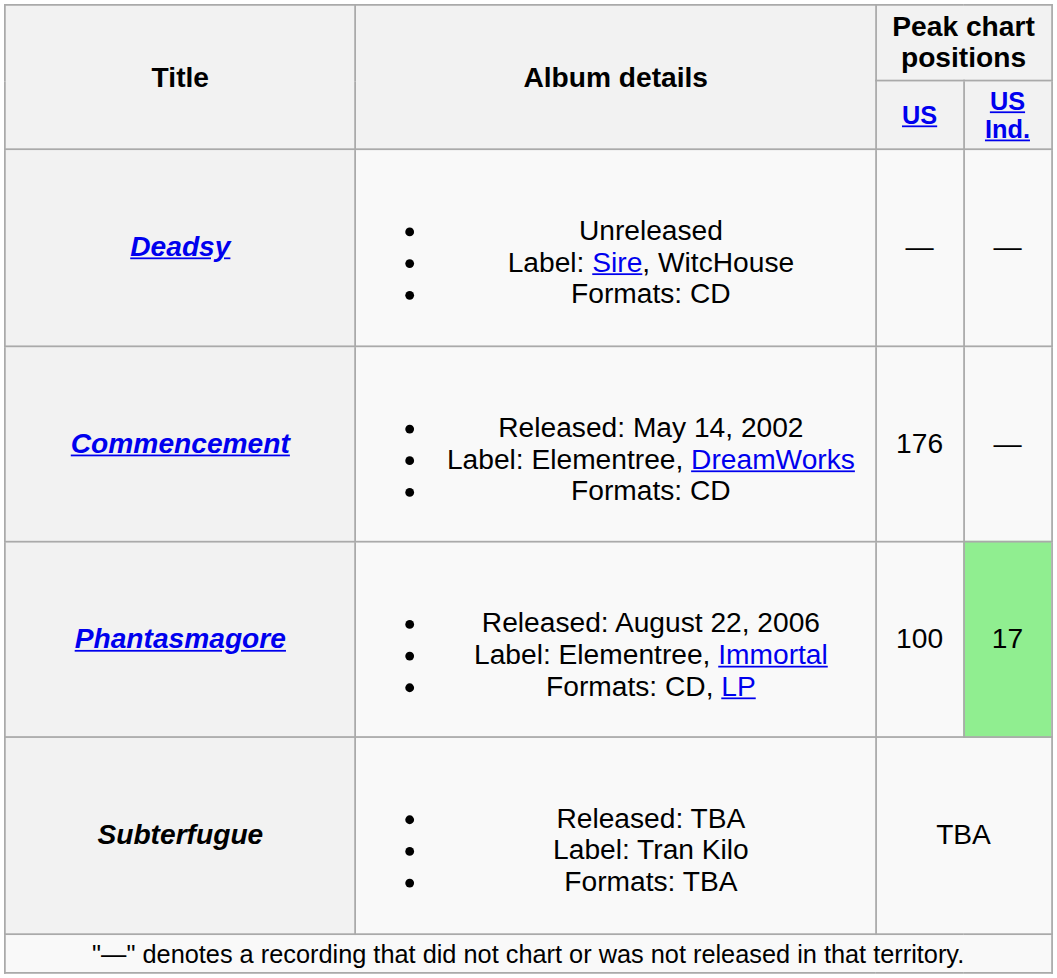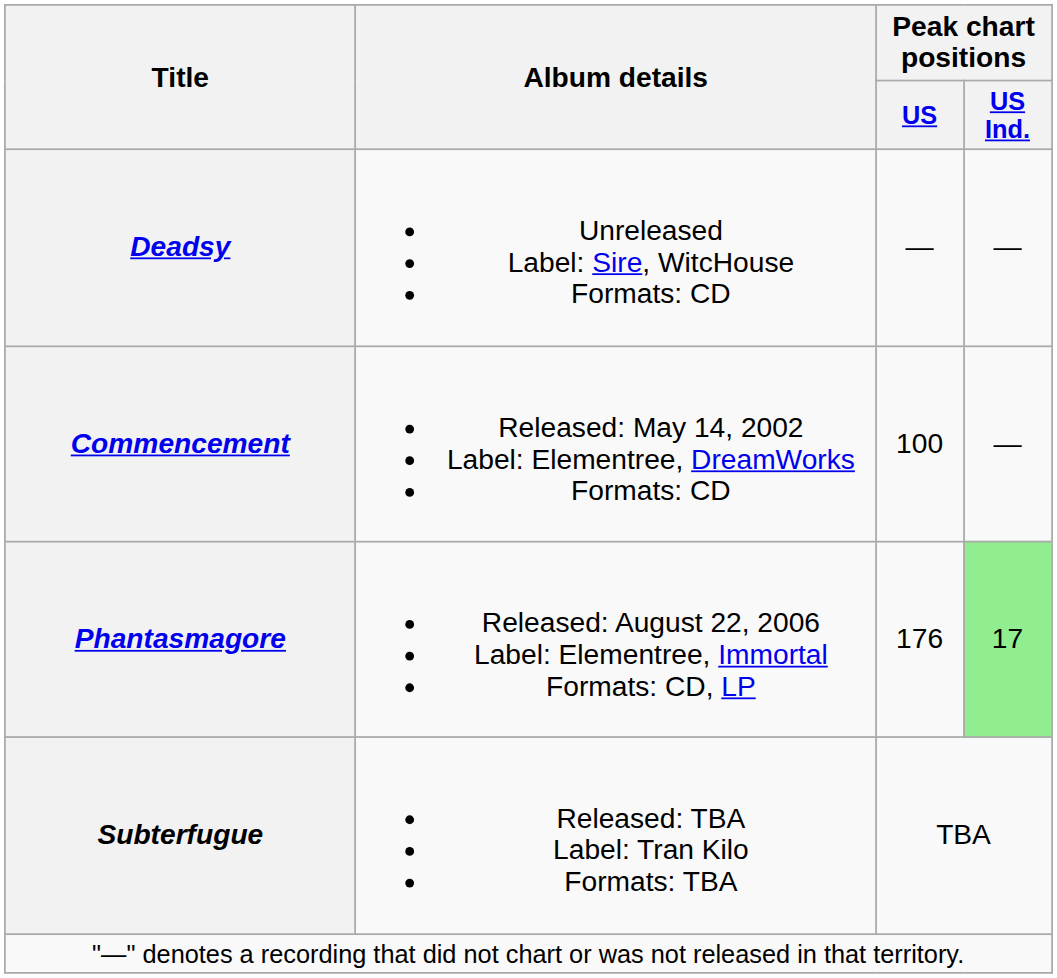(920, 443) 176 -> (920, 443) 100
(920, 639) 100 -> (920, 639) 176
